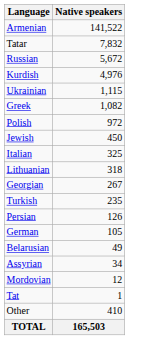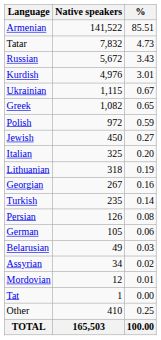+ column: (140, 12)
